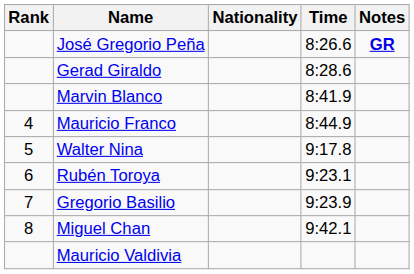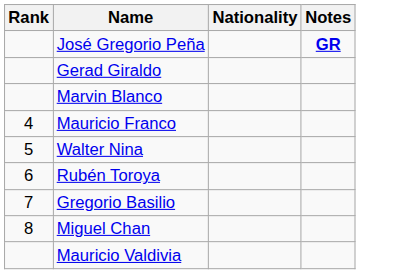- column: (328, 17)
